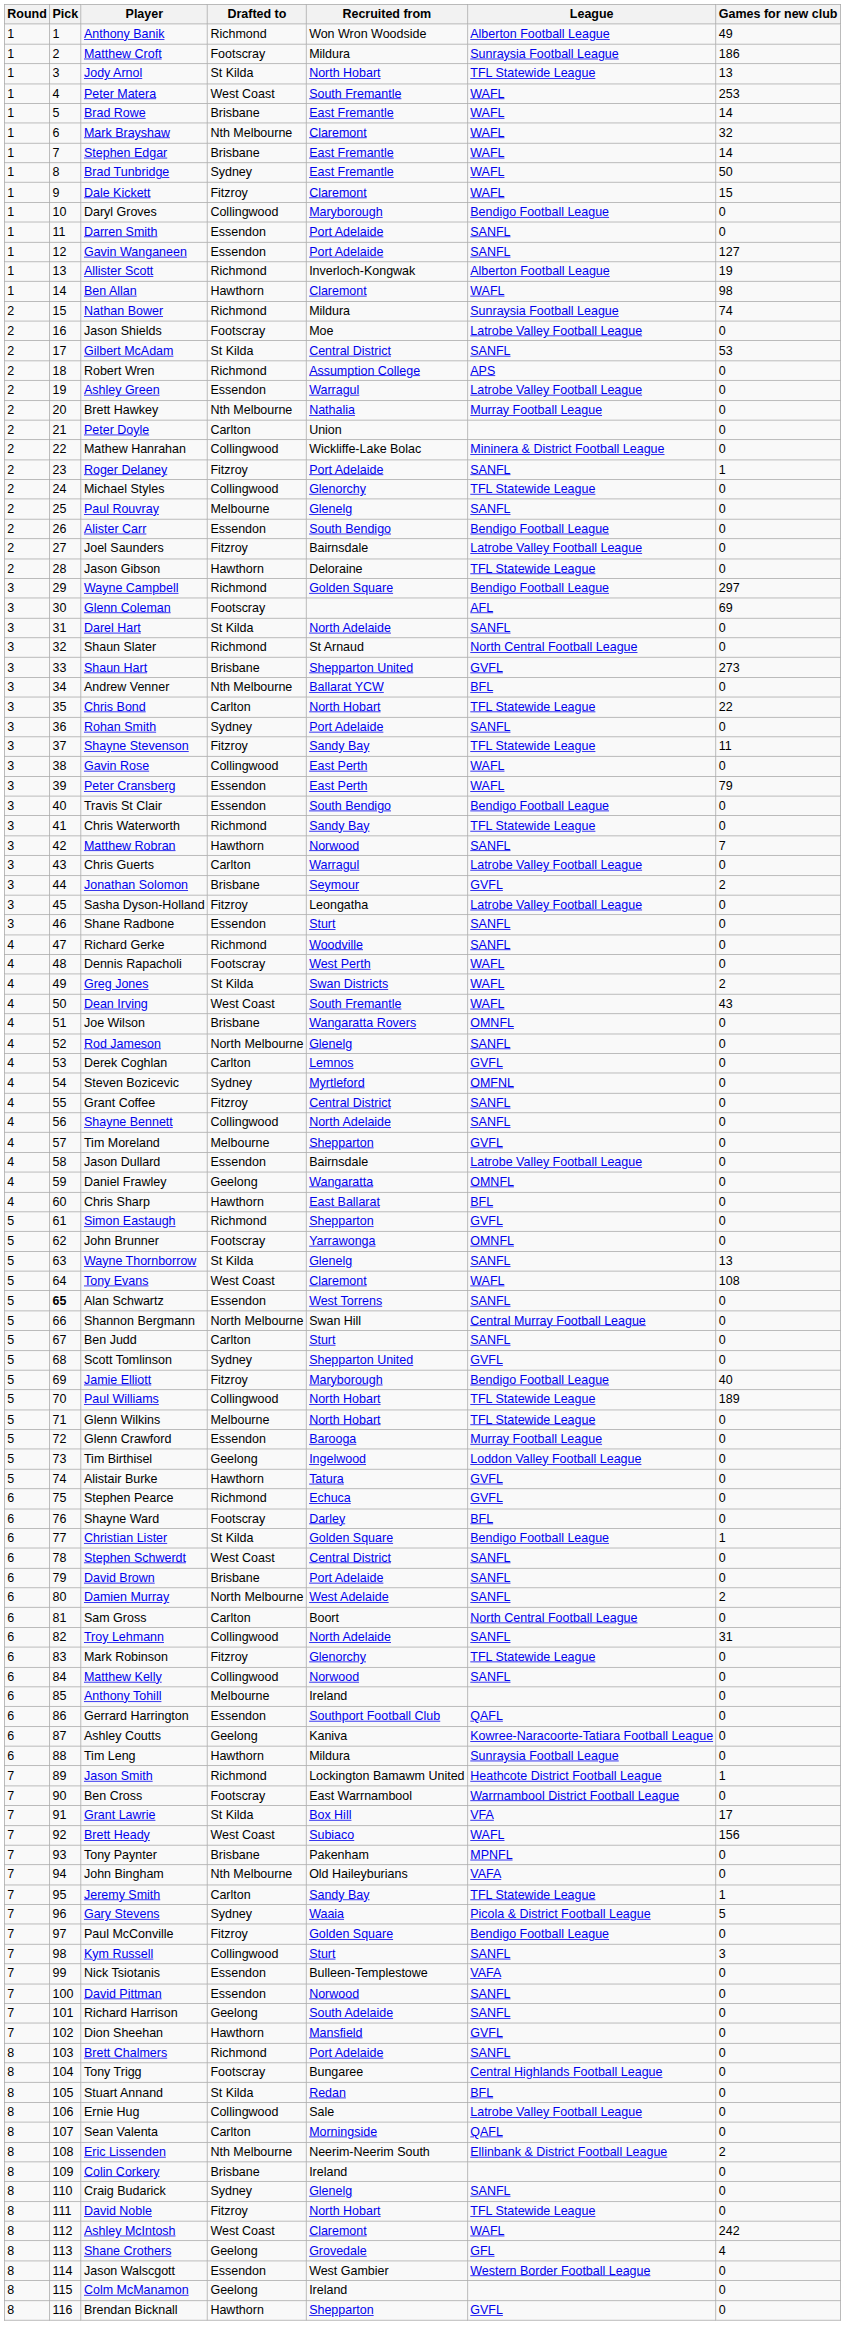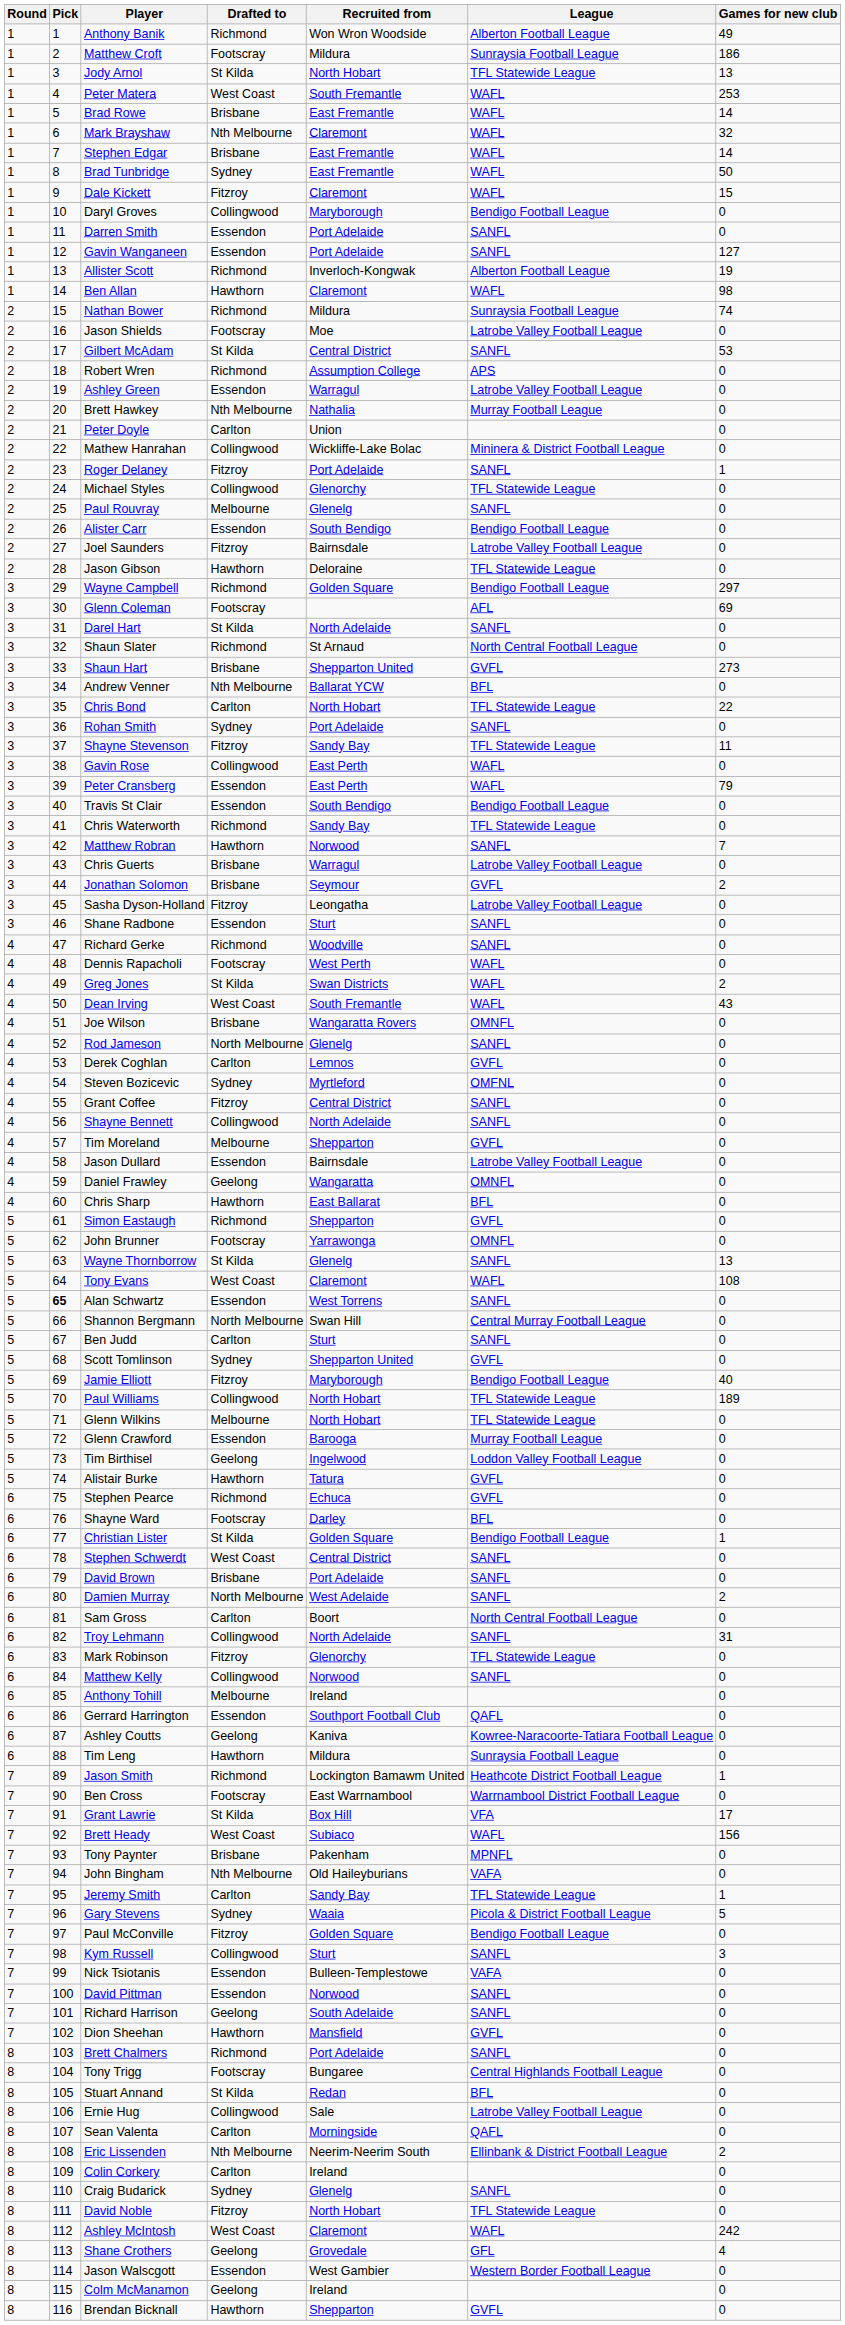(231, 865) Carlton -> (235, 865) Brisbane
(235, 2171) Brisbane -> (231, 2171) Carlton
